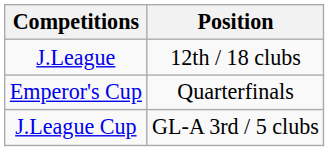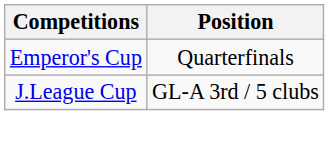- row: (76, 57)
